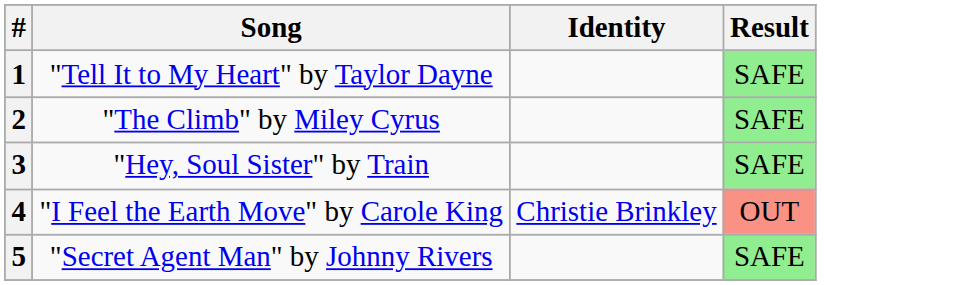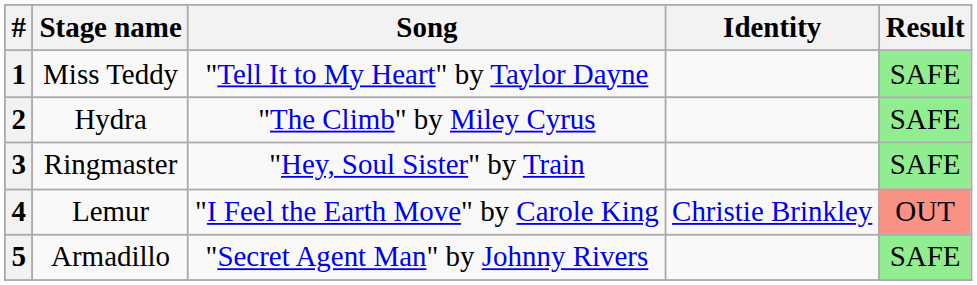+ column: (111, 27)
